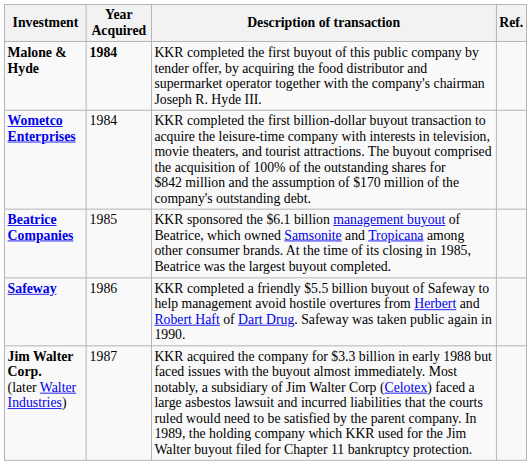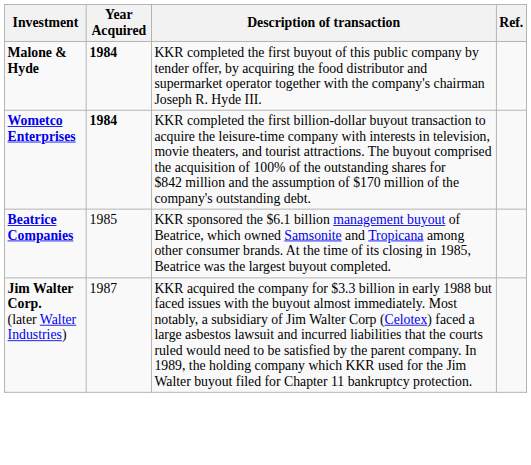(103, 120) normal -> (103, 120) bold
- row: (32, 288)
